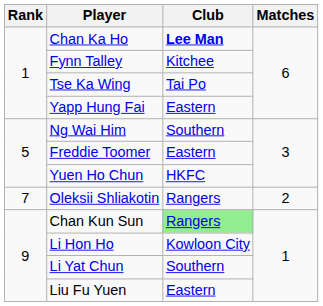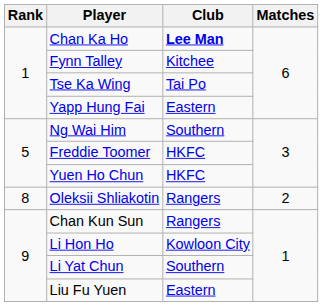(191, 152) Eastern -> (186, 152) HKFC
(25, 198) 7 -> (25, 198) 8
(193, 221) lightgreen background -> (193, 221) no background
